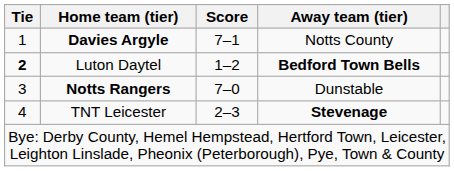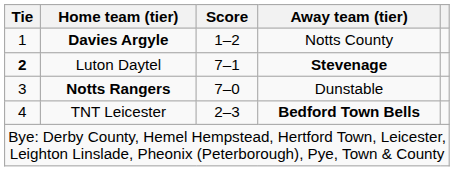(227, 40) 7–1 -> (227, 40) 1–2
(227, 64) 1–2 -> (227, 64) 7–1
(349, 64) Bedford Town Bells -> (349, 64) Stevenage
(349, 112) Stevenage -> (349, 112) Bedford Town Bells
